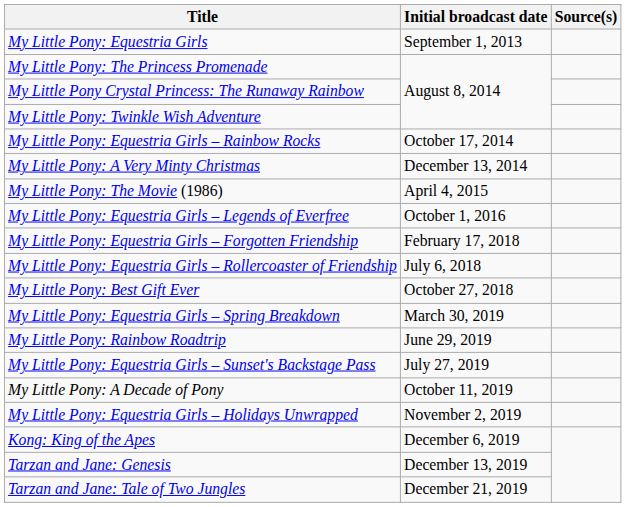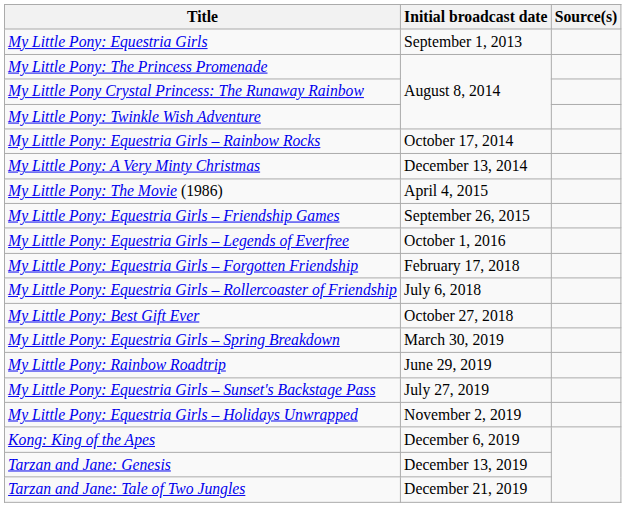+ row: (174, 215)
- row: (116, 389)
